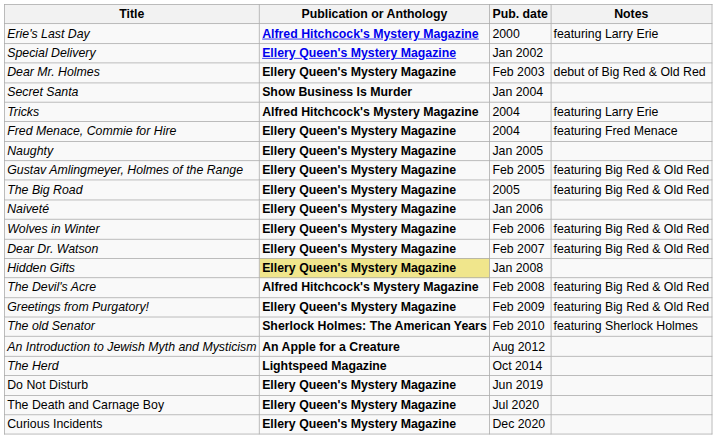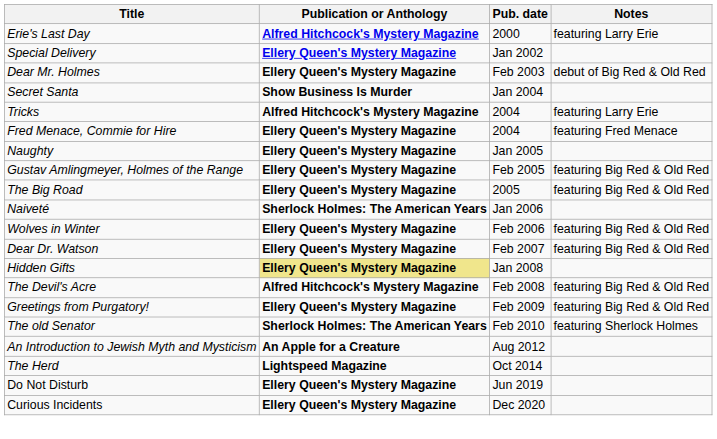(359, 209) Ellery Queen's Mystery Magazine -> (374, 209) Sherlock Holmes: The American Years
- row: (86, 405)
